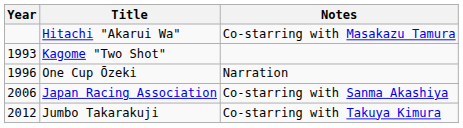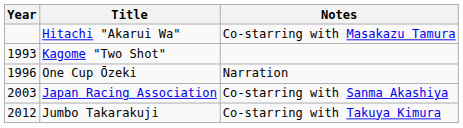(22, 93) 2006 -> (22, 93) 2003
